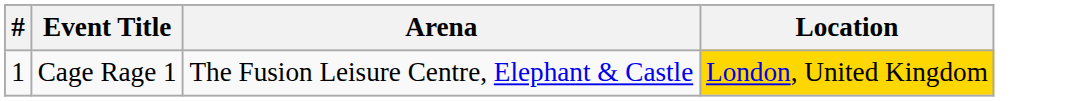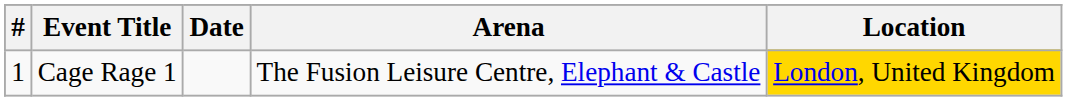+ column: (217, 27)
